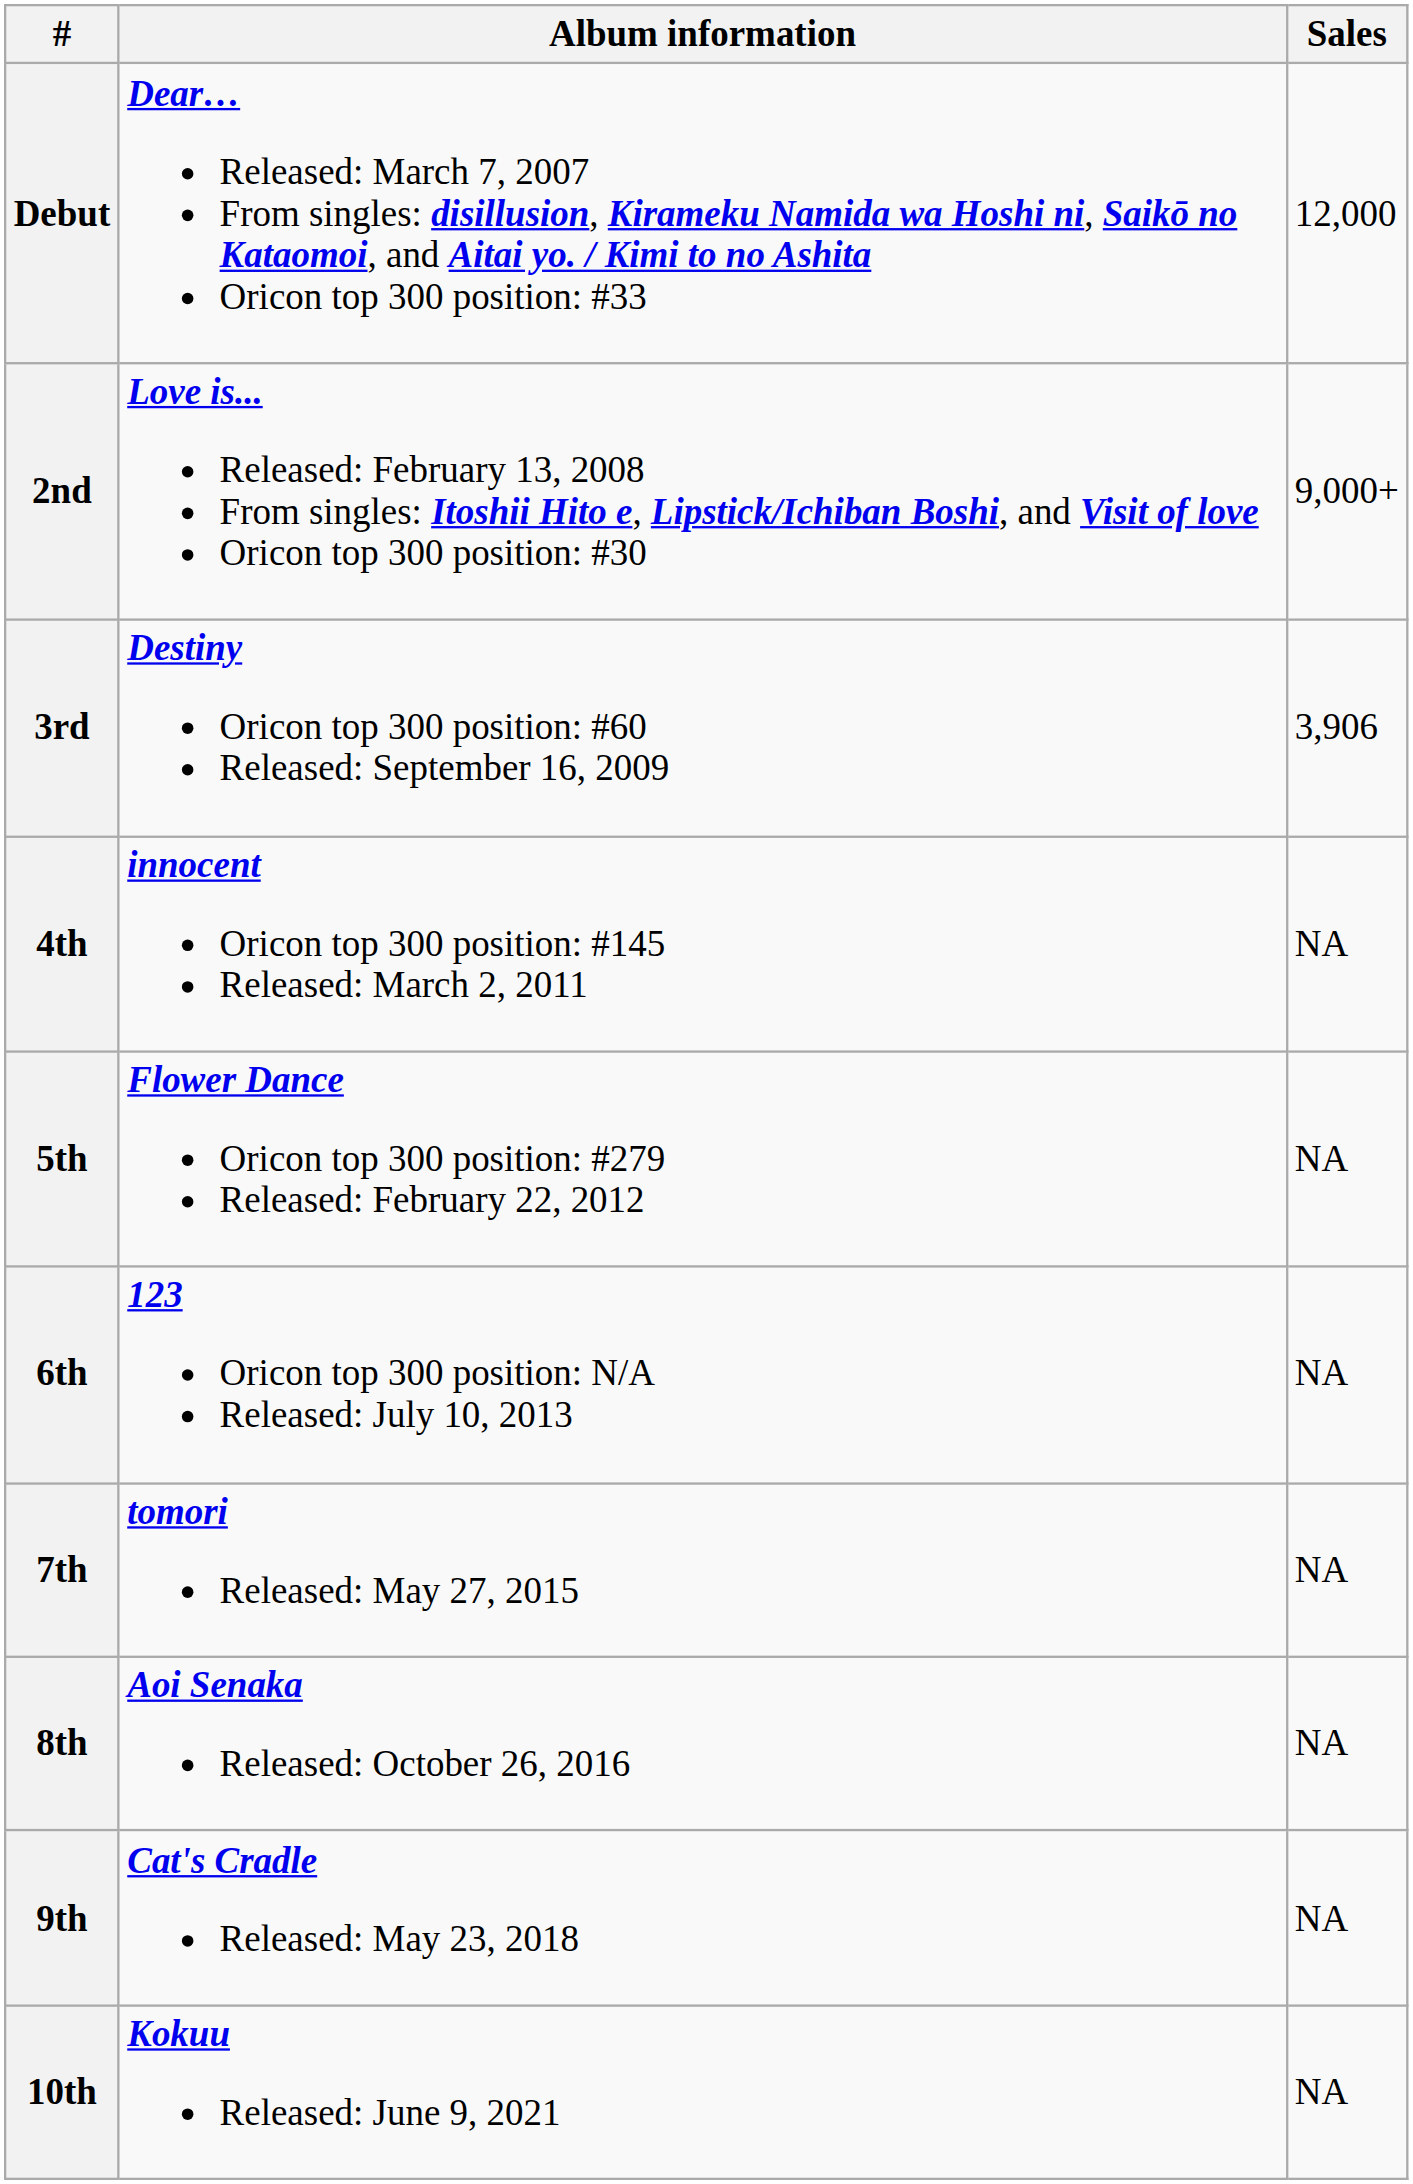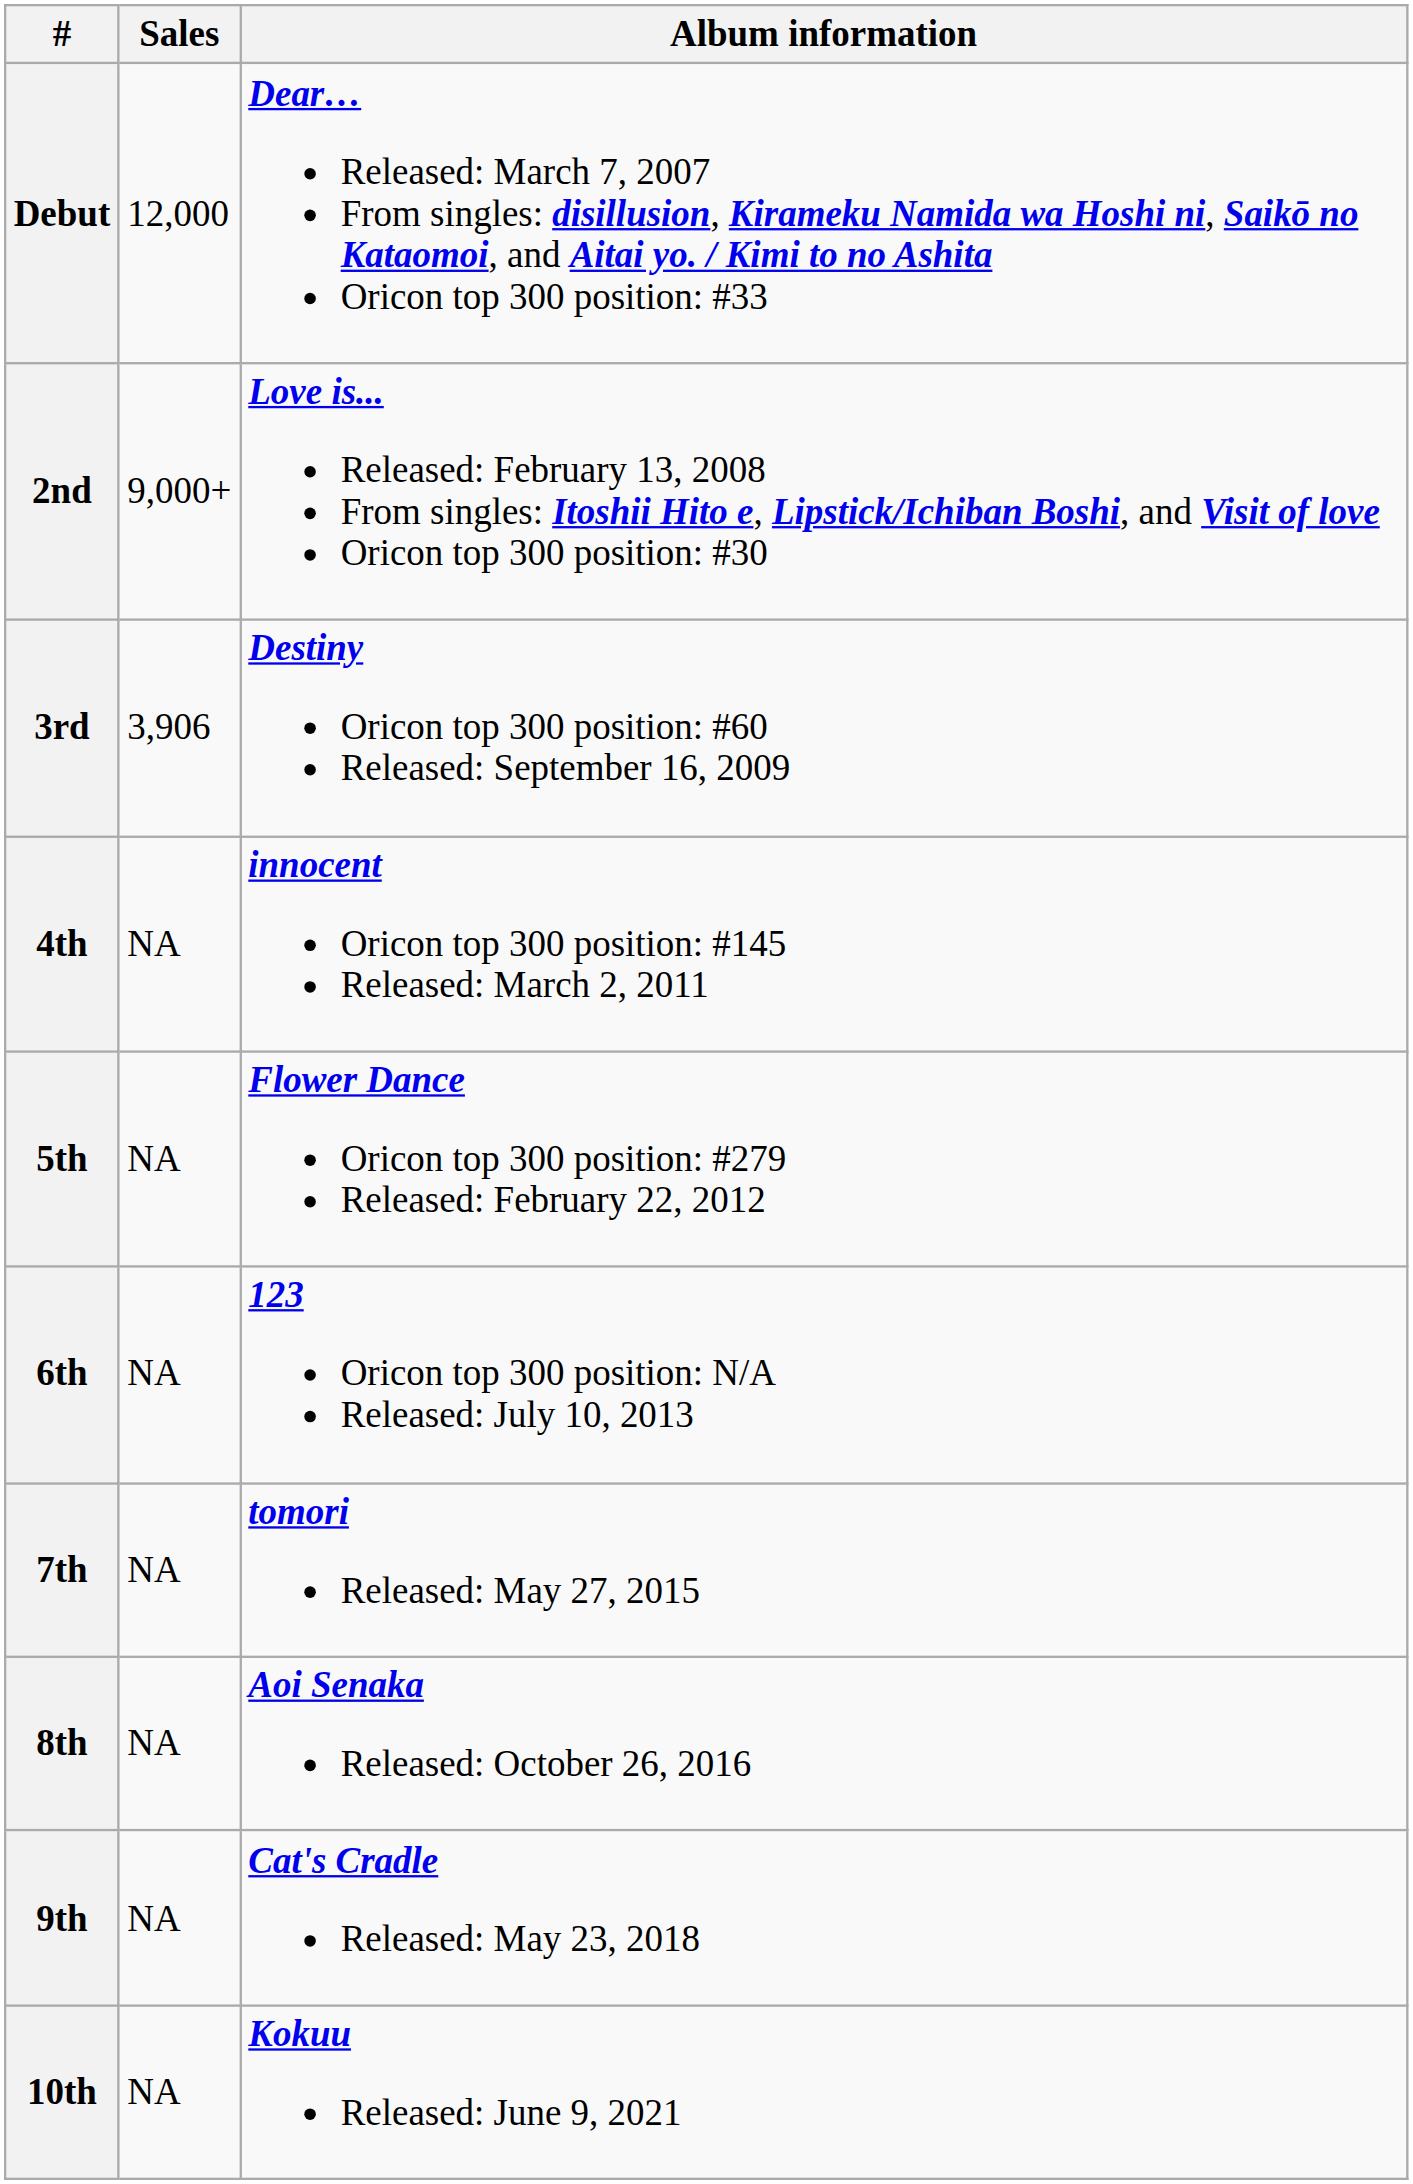columns swapped: (702, 33) <-> (1347, 33)
